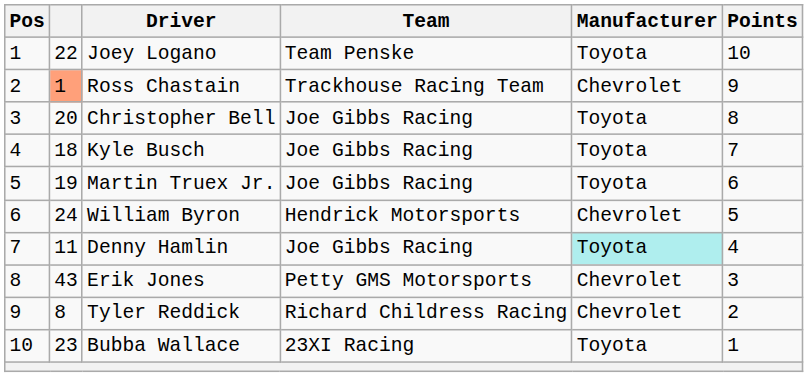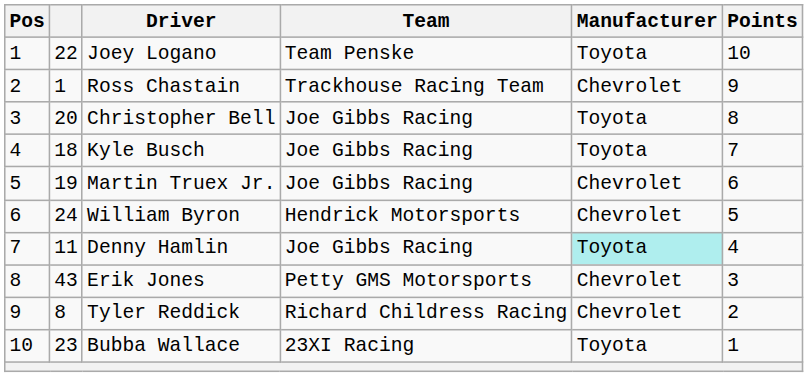(60, 86) lightsalmon background -> (60, 86) no background
(612, 183) Toyota -> (630, 183) Chevrolet
